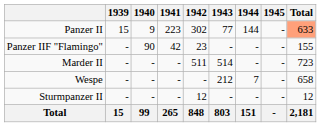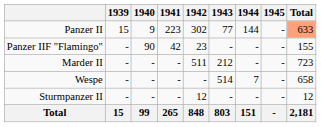(225, 63) 514 -> (225, 63) 212
(225, 79) 212 -> (225, 79) 514
